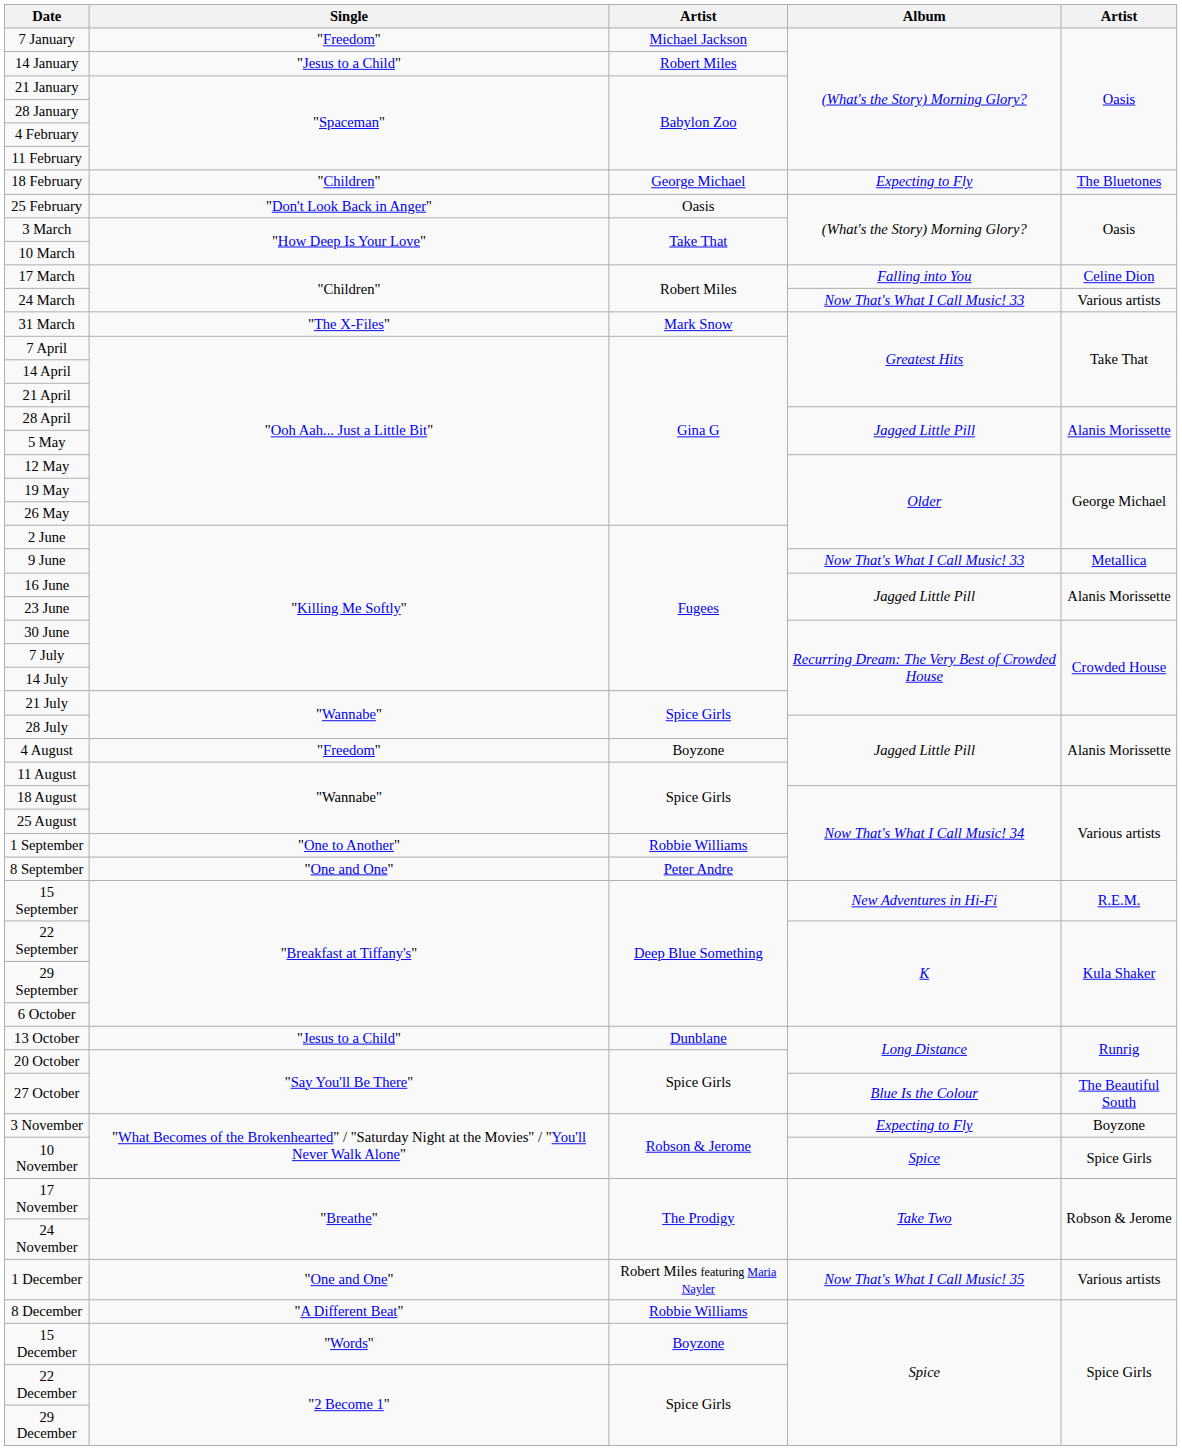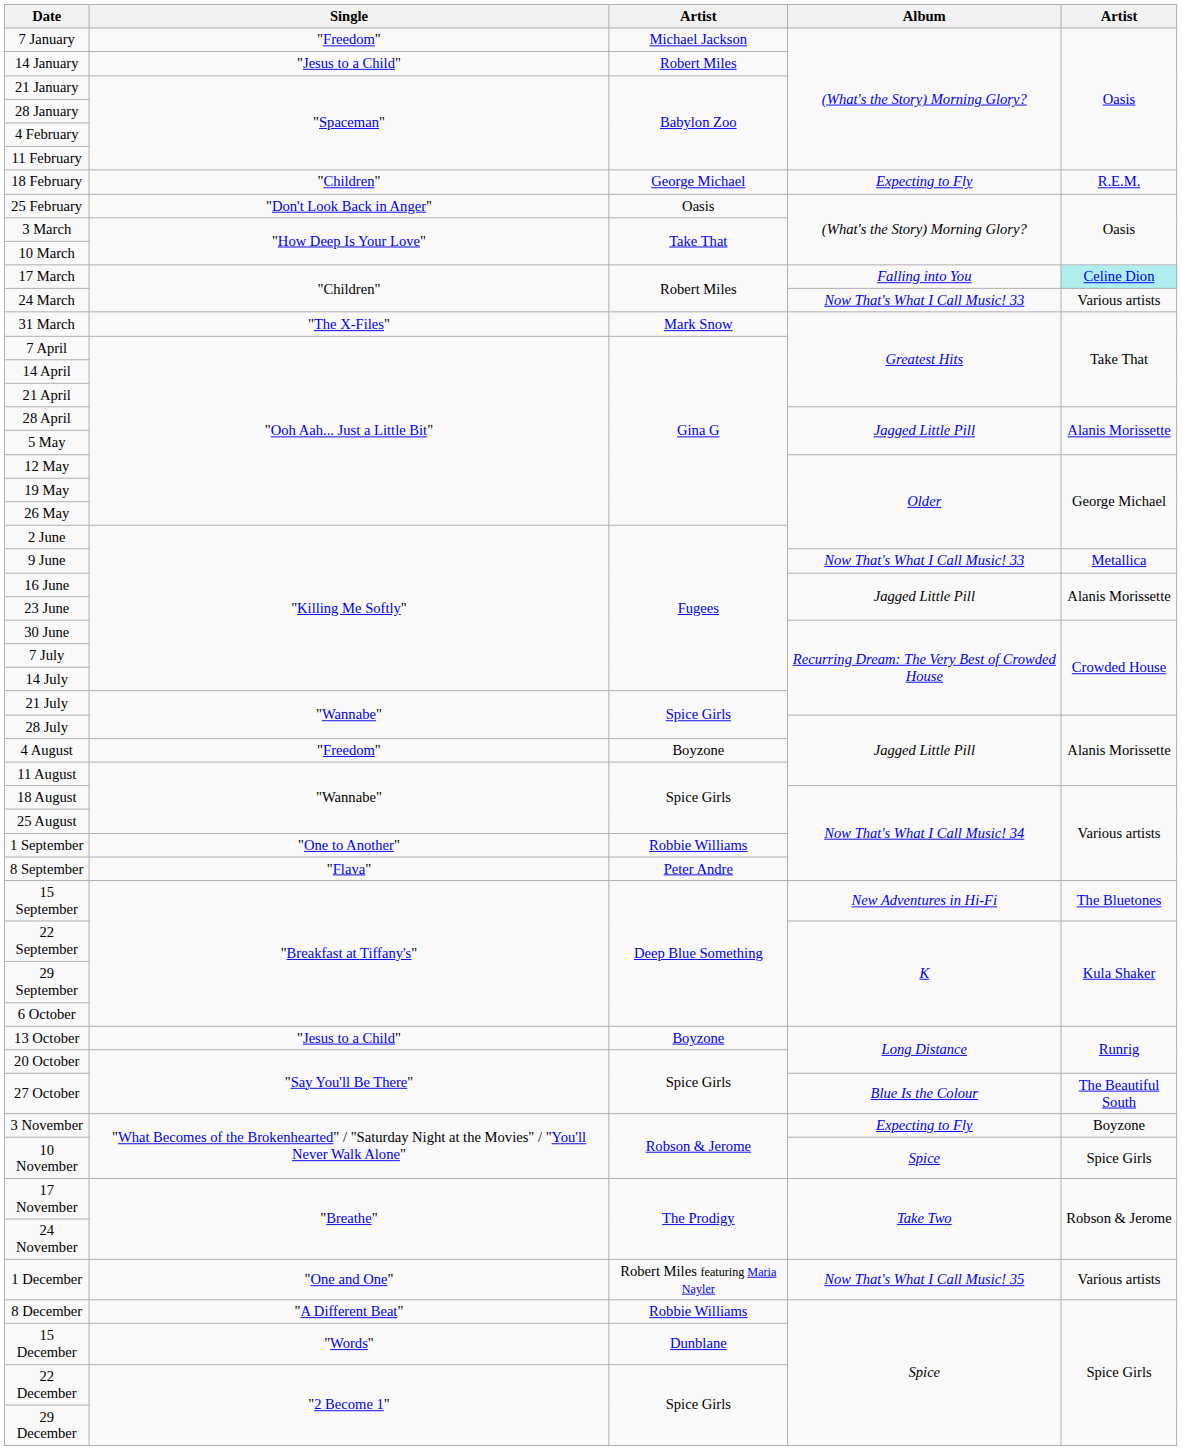(1119, 181) The Bluetones -> (1119, 181) R.E.M.
(1119, 276) no background -> (1119, 276) paleturquoise background
(349, 868) "One and One" -> (349, 868) "Flava"
(1119, 900) R.E.M. -> (1119, 900) The Bluetones
(698, 1037) Dunblane -> (698, 1037) Boyzone
(698, 1343) Boyzone -> (698, 1343) Dunblane
